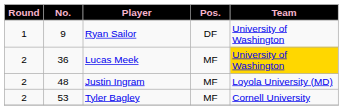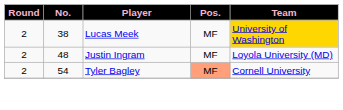- row: (111, 34)
(63, 61) 36 -> (63, 34) 38
(63, 97) 53 -> (63, 71) 54
(210, 97) no background -> (210, 71) lightsalmon background
